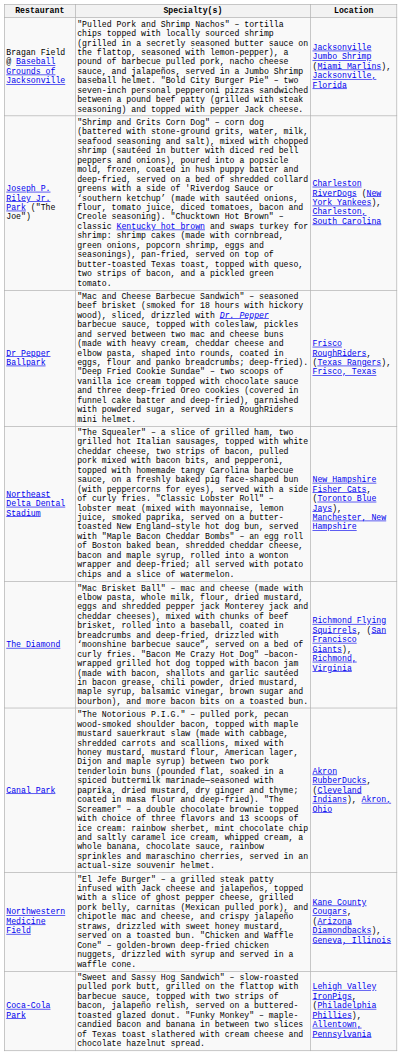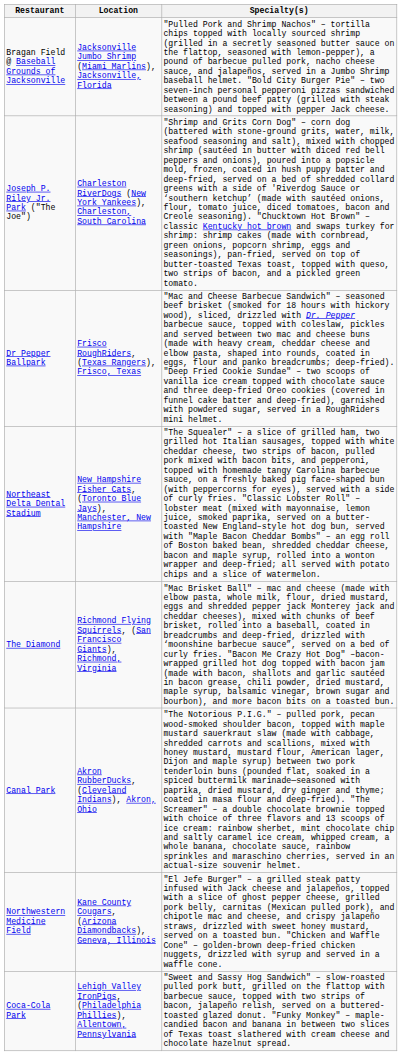columns swapped: (354, 11) <-> (193, 11)
